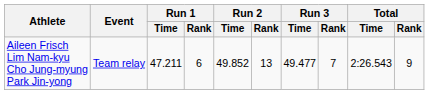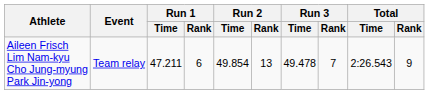(233, 64) 49.852 -> (233, 64) 49.854
(300, 64) 49.477 -> (300, 64) 49.478
